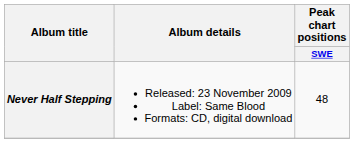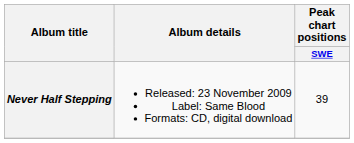(322, 100) 48 -> (322, 100) 39
